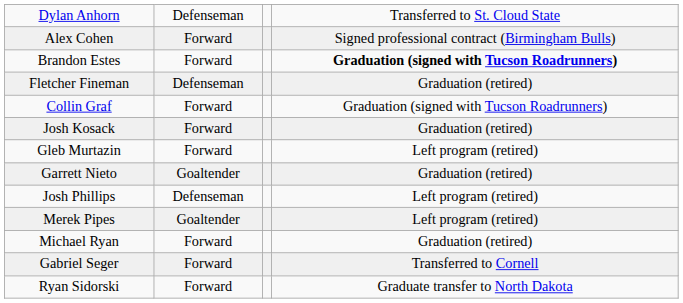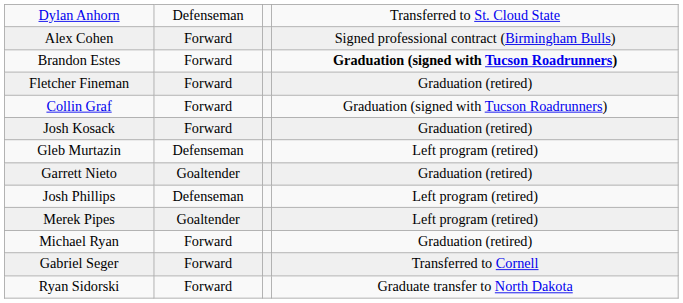(208, 83) Defenseman -> (208, 83) Forward
(208, 151) Forward -> (208, 151) Defenseman
